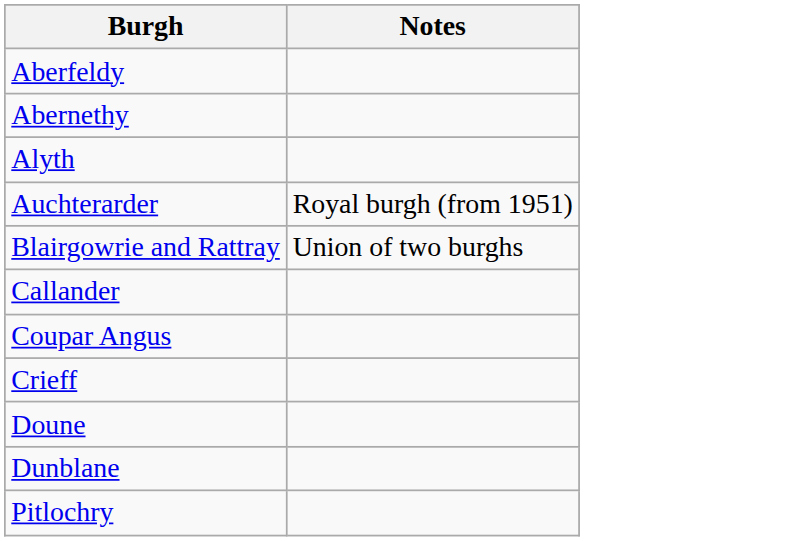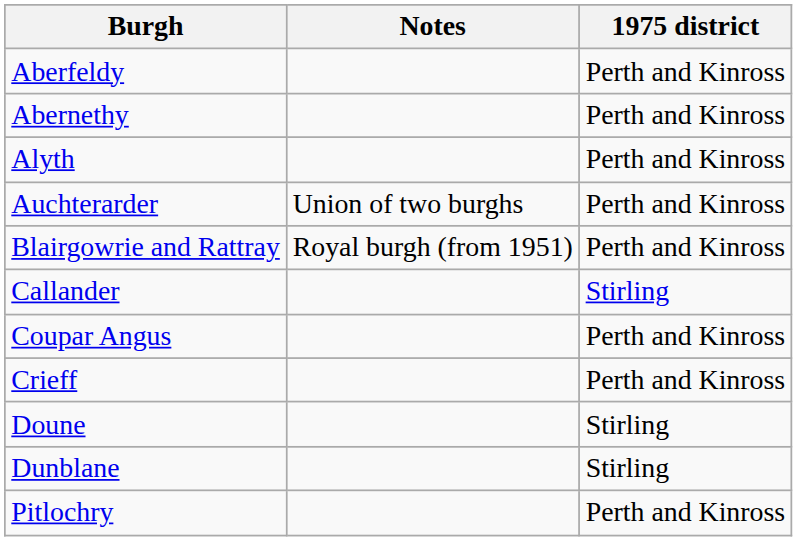+ column: (685, 26)
(433, 203) Royal burgh (from 1951) -> (408, 203) Union of two burghs
(408, 247) Union of two burghs -> (433, 247) Royal burgh (from 1951)
